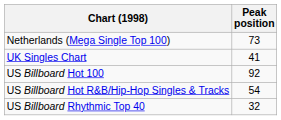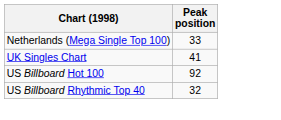(254, 40) 73 -> (195, 40) 33
- row: (118, 90)
